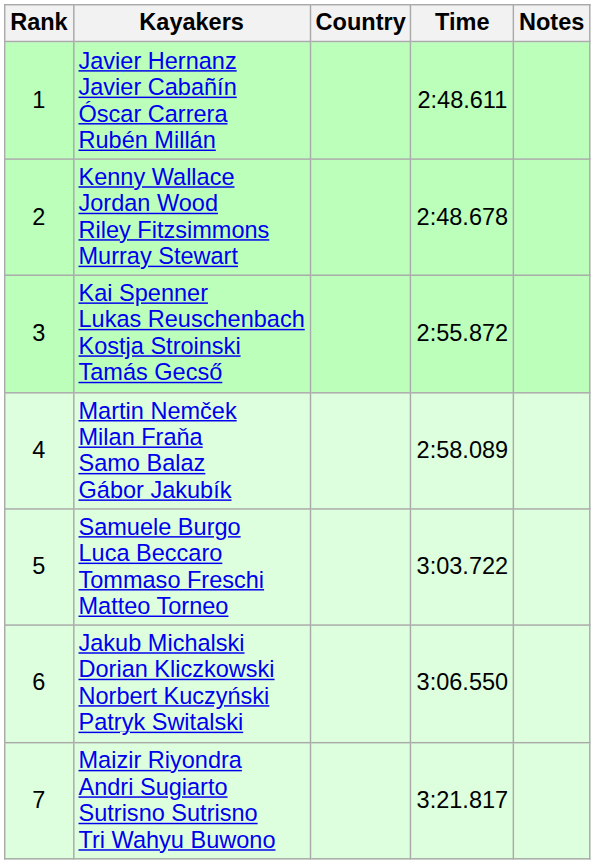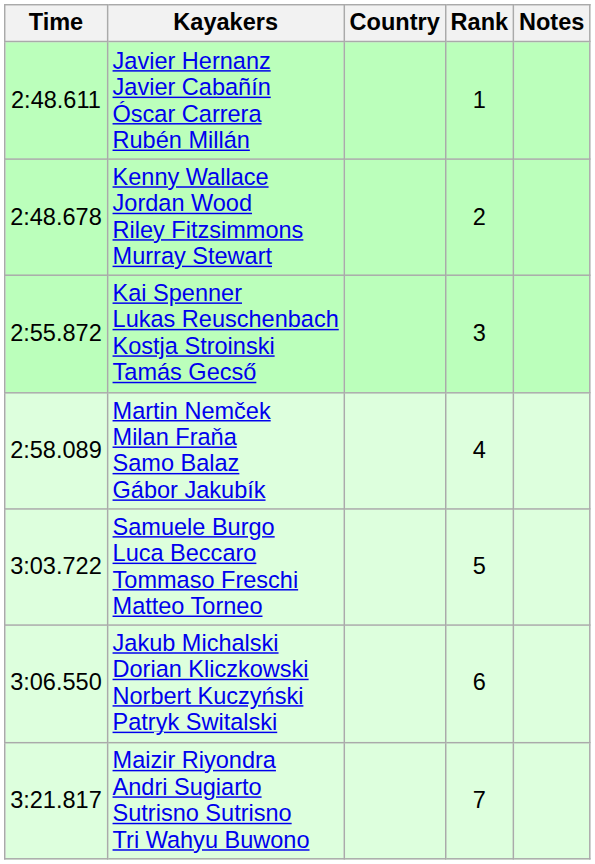columns swapped: (39, 23) <-> (462, 23)
